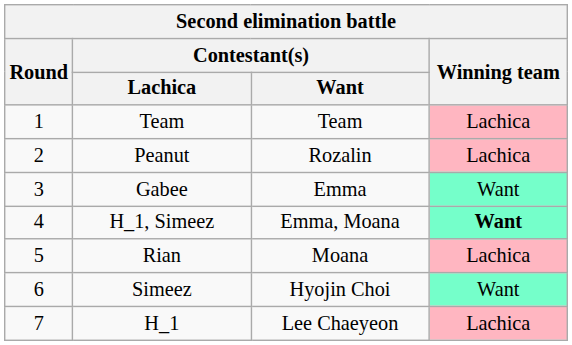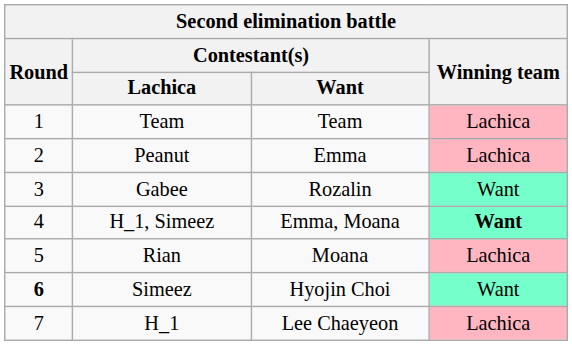(340, 155) Rozalin -> (340, 155) Emma
(340, 189) Emma -> (340, 189) Rozalin
(39, 289) normal -> (39, 289) bold
